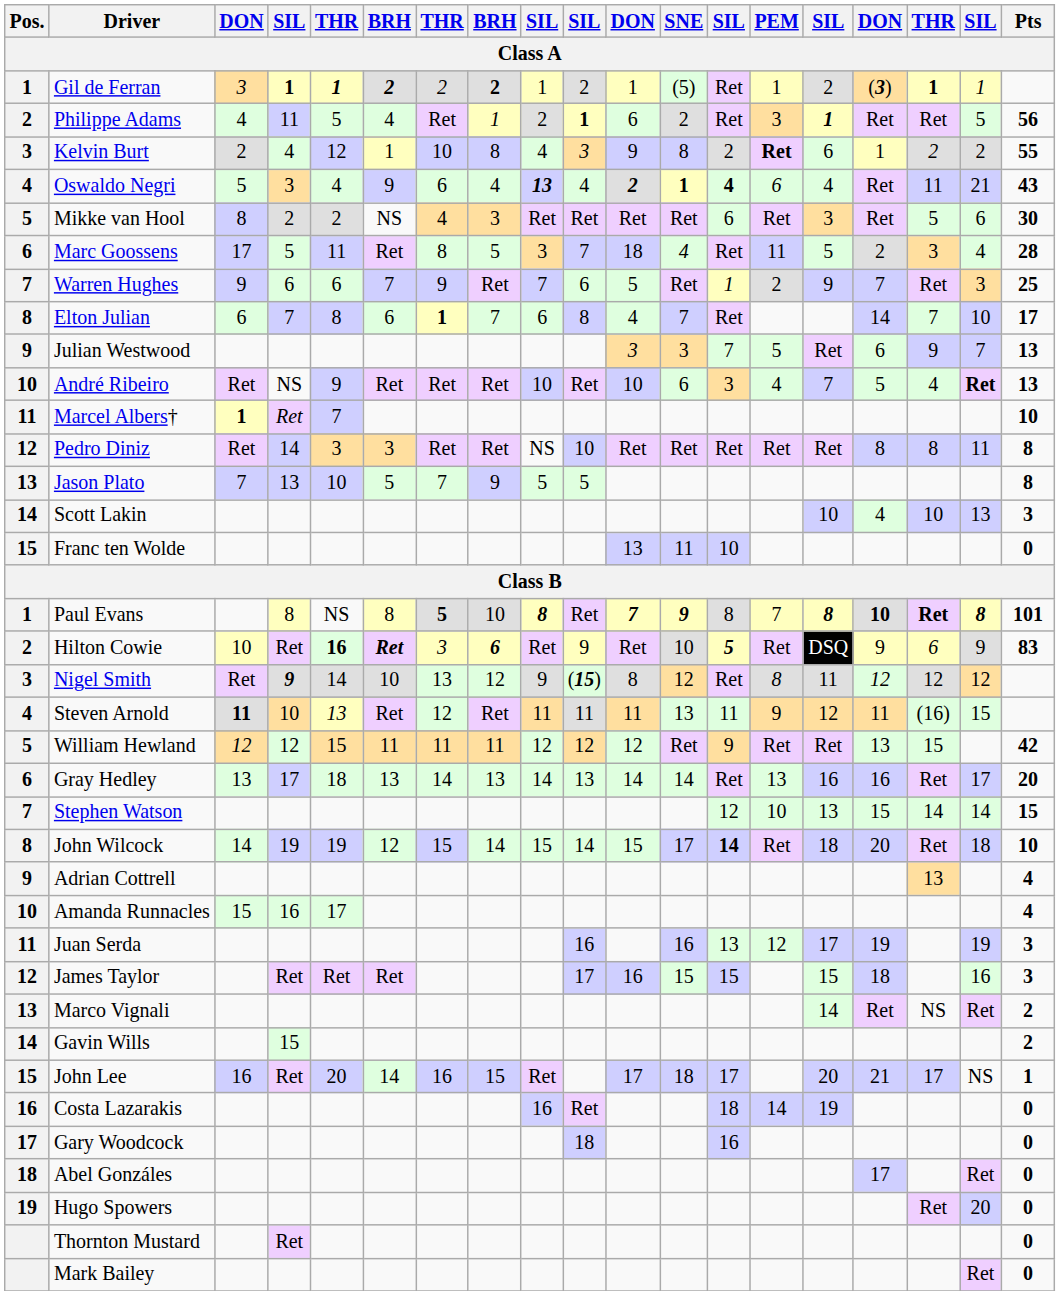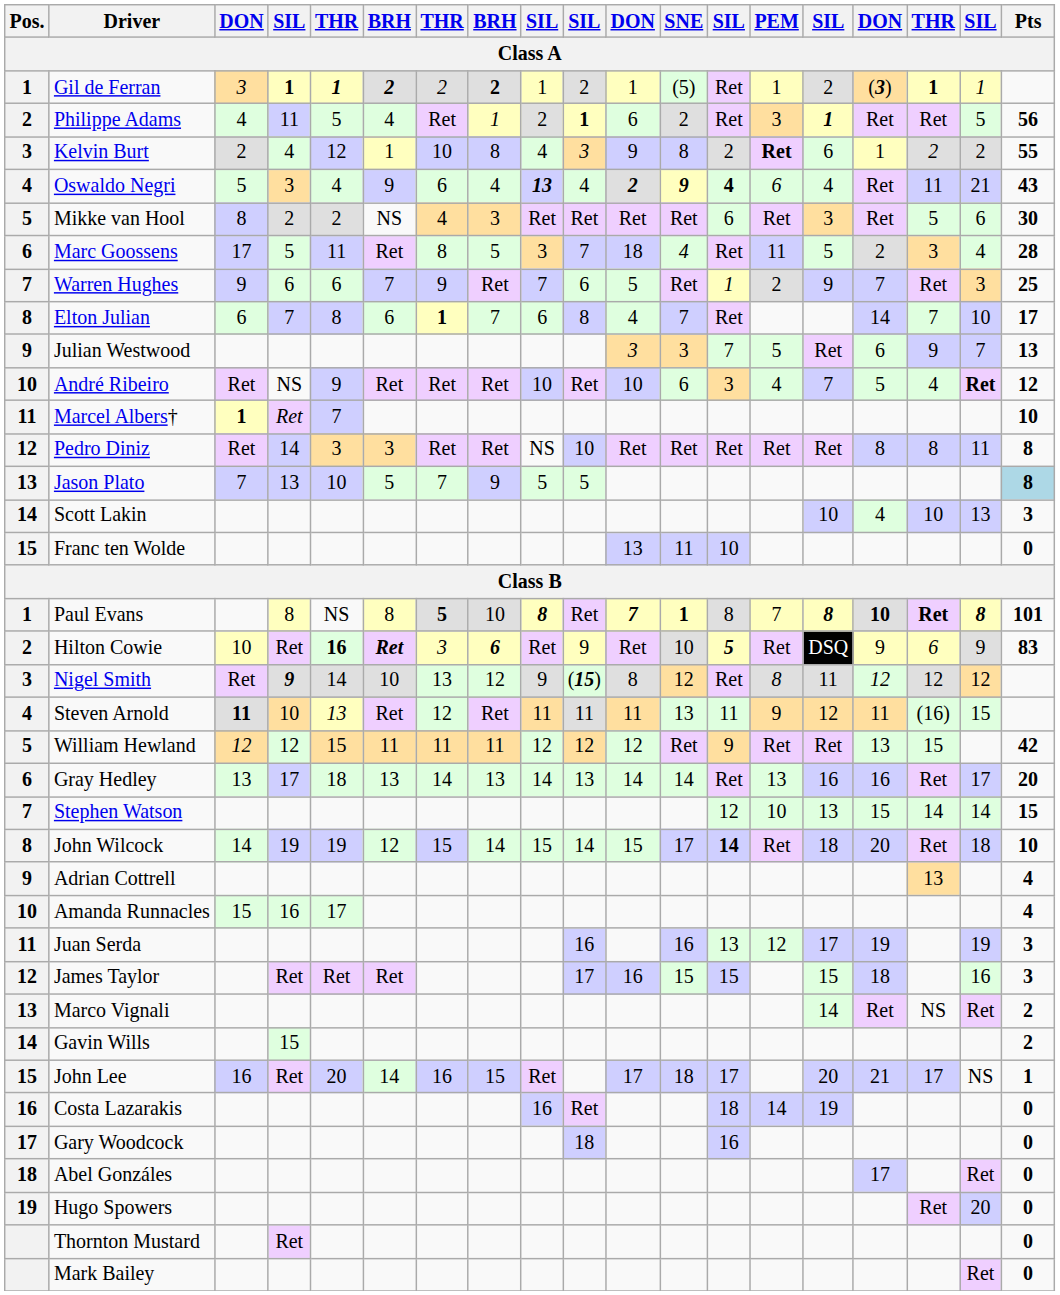(684, 185) 1 -> (684, 185) 9
(1028, 383) 13 -> (1028, 383) 12
(1028, 482) no background -> (1028, 482) lightblue background
(684, 614) 9 -> (684, 614) 1
